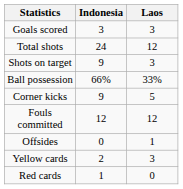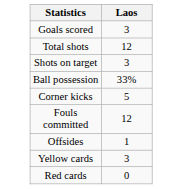- column: (101, 12)
